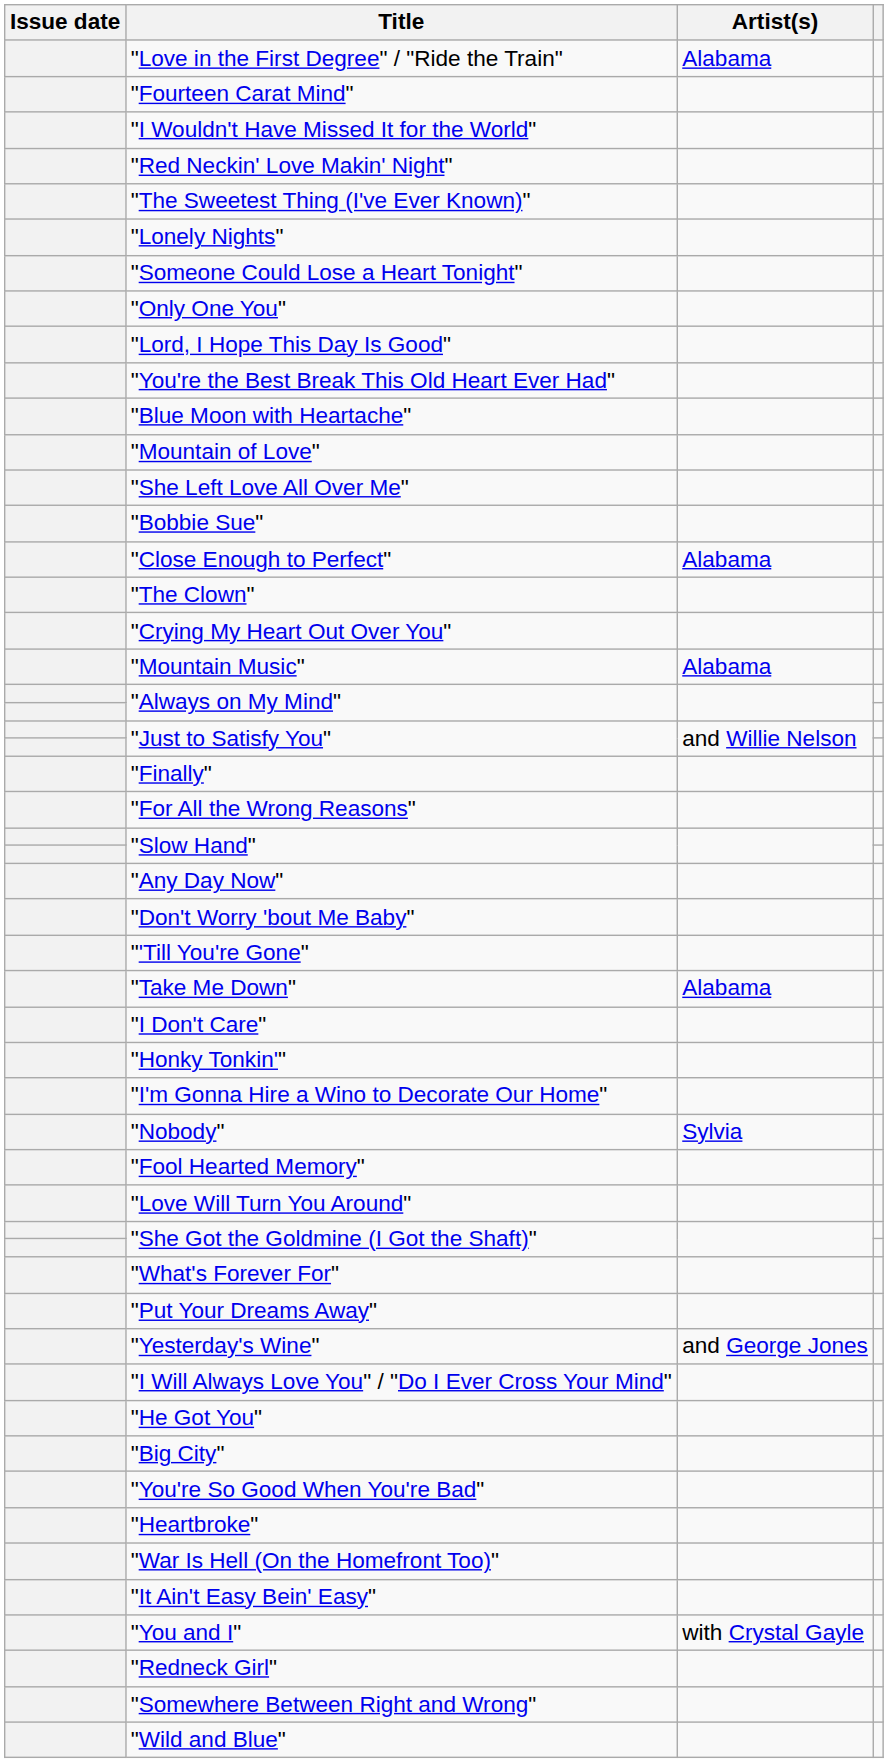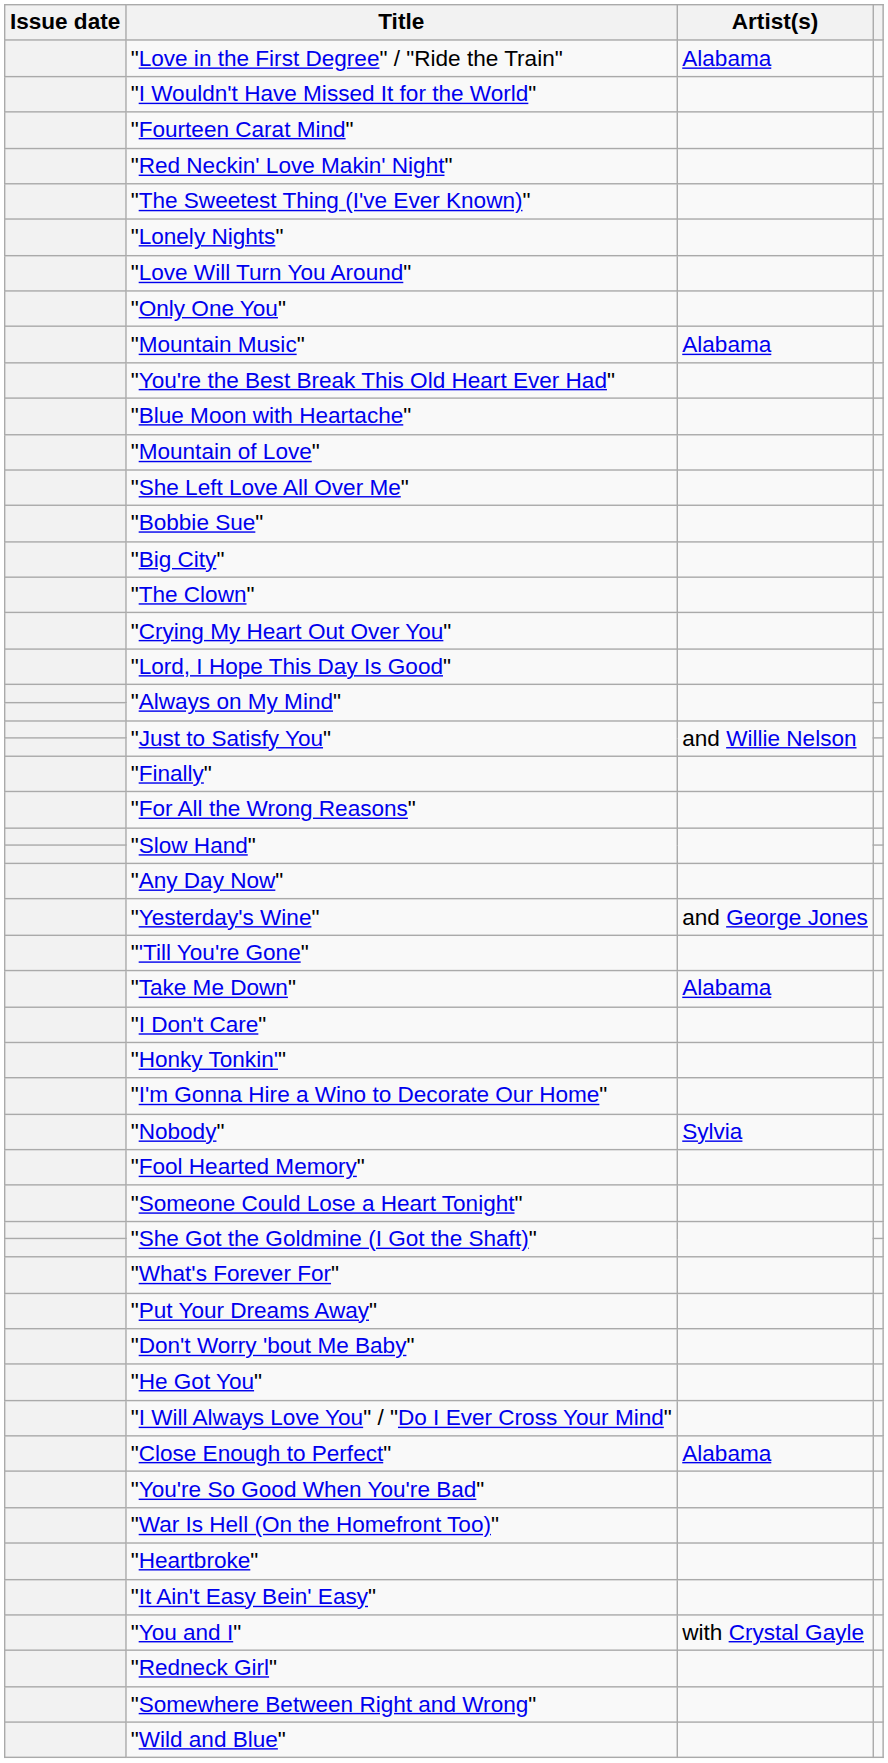rows swapped: (242, 93) <-> (334, 129)
rows swapped: (327, 272) <-> (271, 1203)
rows swapped: (291, 344) <-> (218, 666)
rows swapped: (178, 1453) <-> (261, 559)
rows swapped: (273, 916) <-> (225, 1346)
rows swapped: (401, 1381) <-> (196, 1417)
rows swapped: (194, 1525) <-> (315, 1560)
